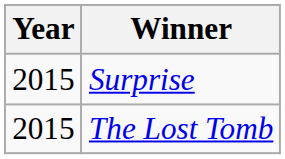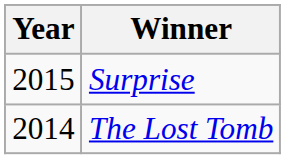(43, 128) 2015 -> (43, 128) 2014
